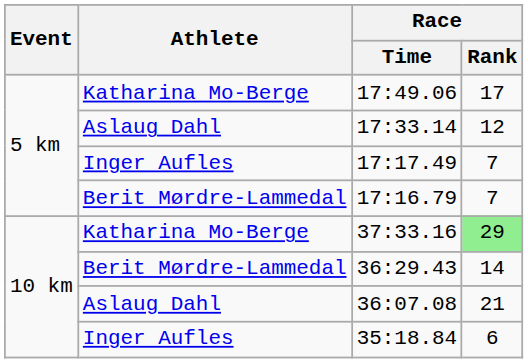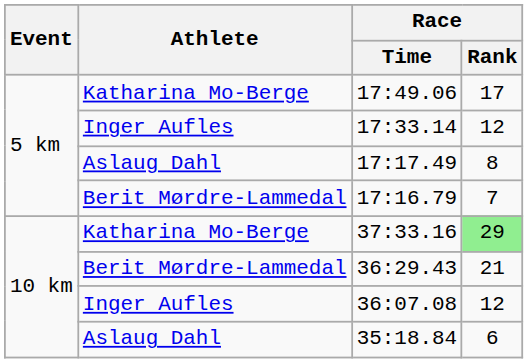(152, 128) Aslaug Dahl -> (158, 128) Inger Aufles
(158, 163) Inger Aufles -> (152, 163) Aslaug Dahl
(492, 163) 7 -> (492, 163) 8
(492, 268) 14 -> (492, 268) 21
(152, 304) Aslaug Dahl -> (158, 304) Inger Aufles
(492, 304) 21 -> (492, 304) 12
(158, 339) Inger Aufles -> (152, 339) Aslaug Dahl
